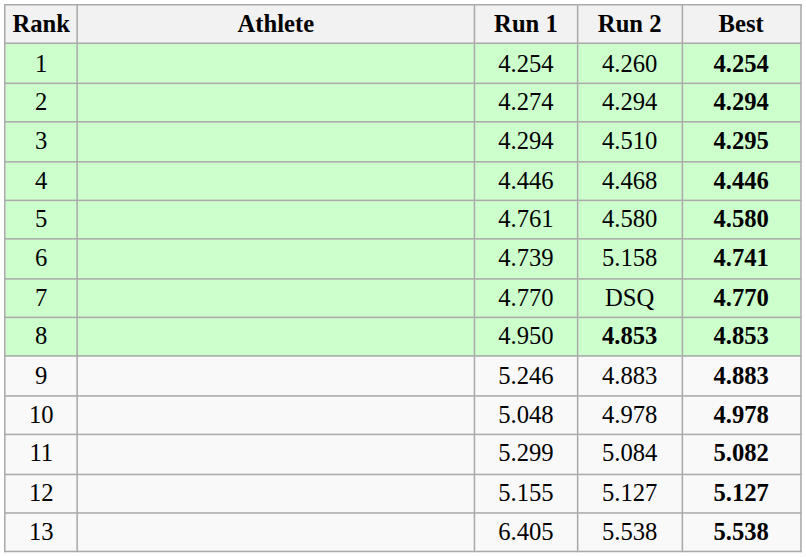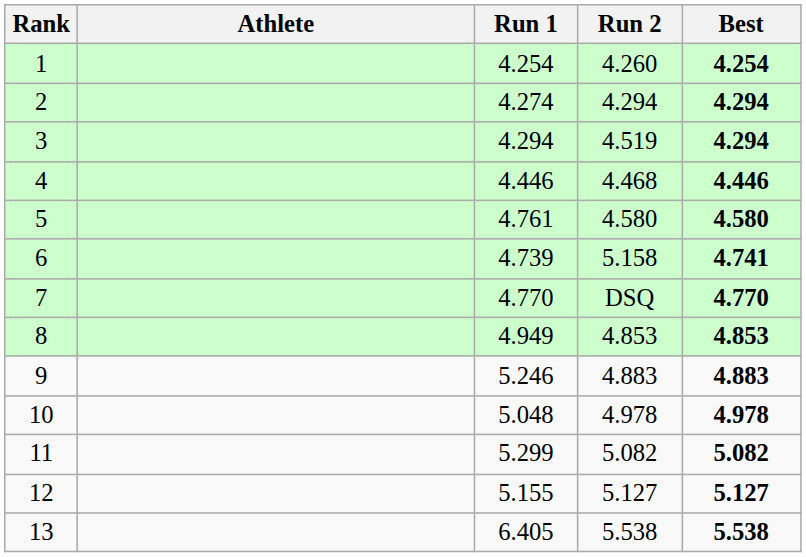(630, 141) 4.510 -> (630, 141) 4.519
(741, 141) 4.295 -> (741, 141) 4.294
(526, 336) 4.950 -> (526, 336) 4.949
(630, 336) bold -> (630, 336) normal
(630, 453) 5.084 -> (630, 453) 5.082
